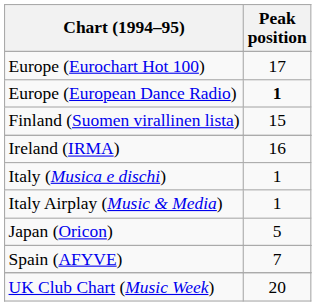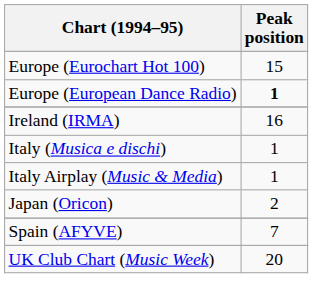(277, 65) 17 -> (274, 65) 15
- row: (124, 120)
(277, 231) 5 -> (274, 203) 2
